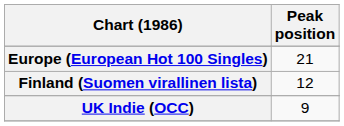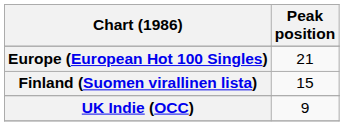(305, 83) 12 -> (305, 83) 15
